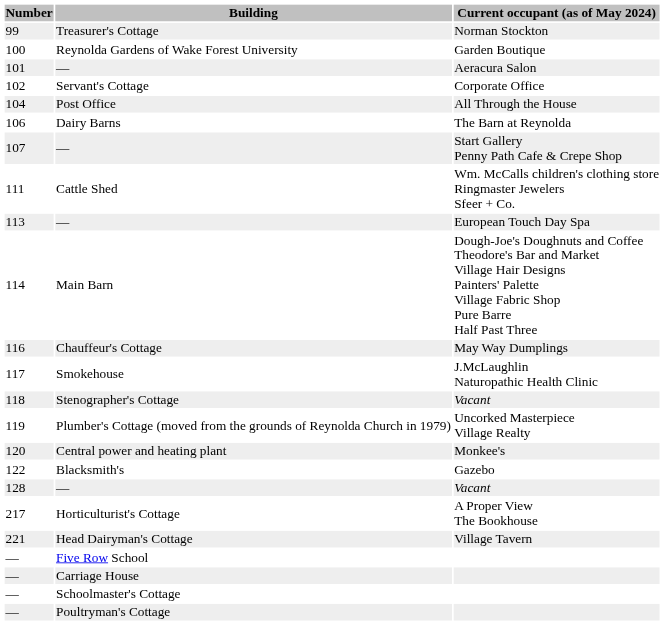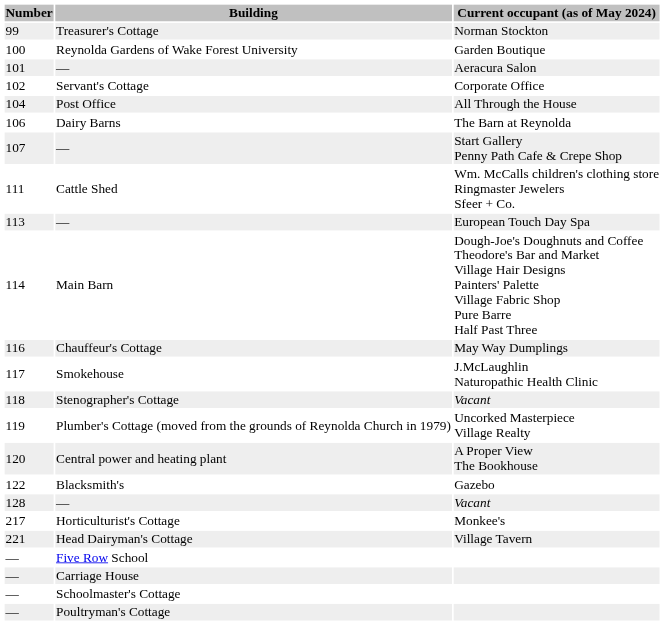(480, 451) Monkee's -> (496, 458) A Proper View The Bookhouse
(496, 513) A Proper View The Bookhouse -> (480, 521) Monkee's
